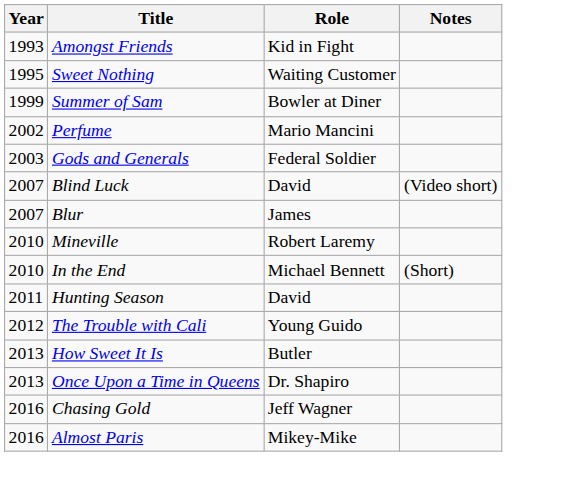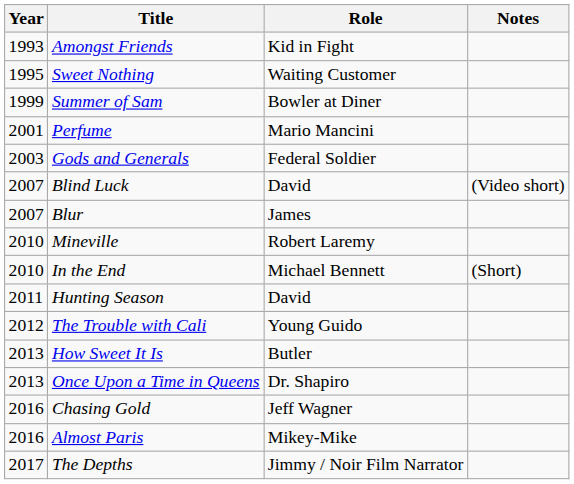(26, 130) 2002 -> (26, 130) 2001
+ row: (92, 465)
